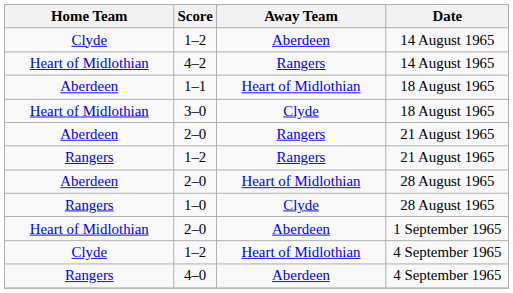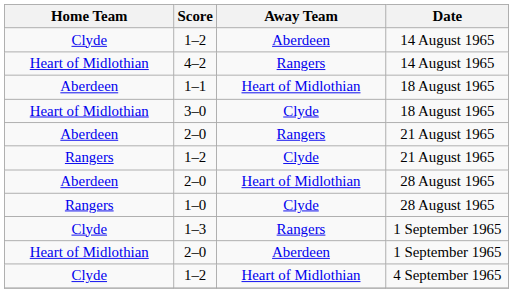(301, 157) Rangers -> (301, 157) Clyde
+ row: (195, 228)
- row: (195, 275)
